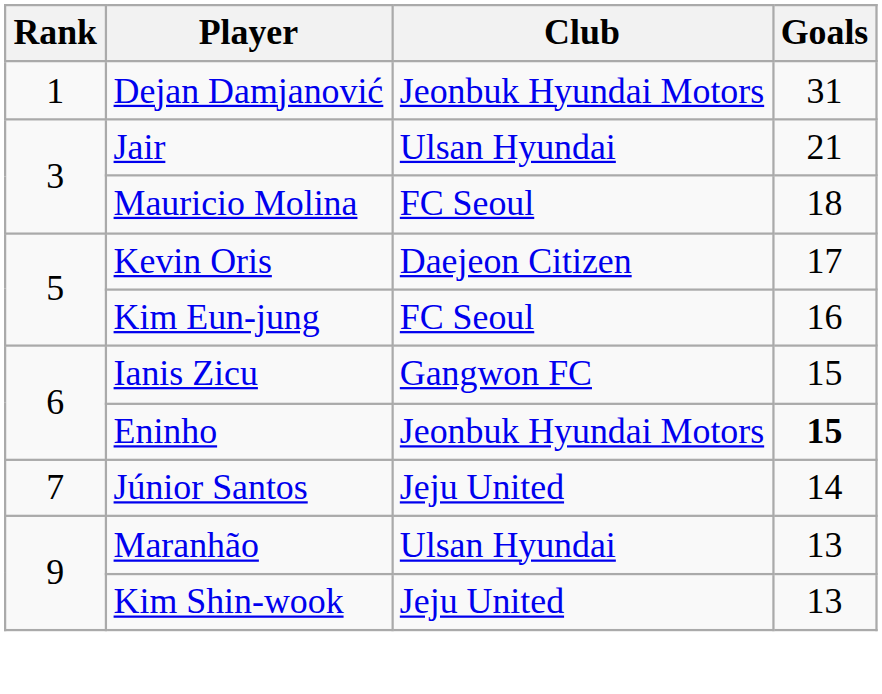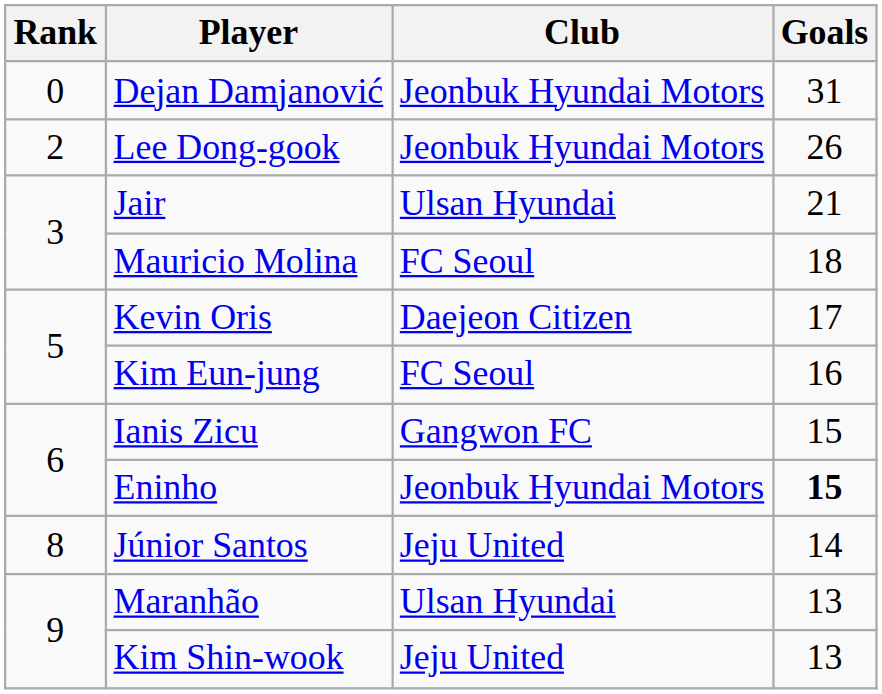(55, 89) 1 -> (55, 89) 0
+ row: (227, 146)
(55, 487) 7 -> (55, 544) 8
